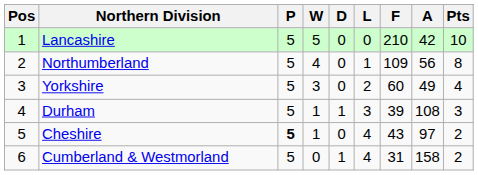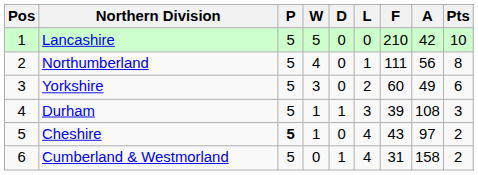(396, 63) 109 -> (396, 63) 111
(458, 87) 4 -> (458, 87) 6
